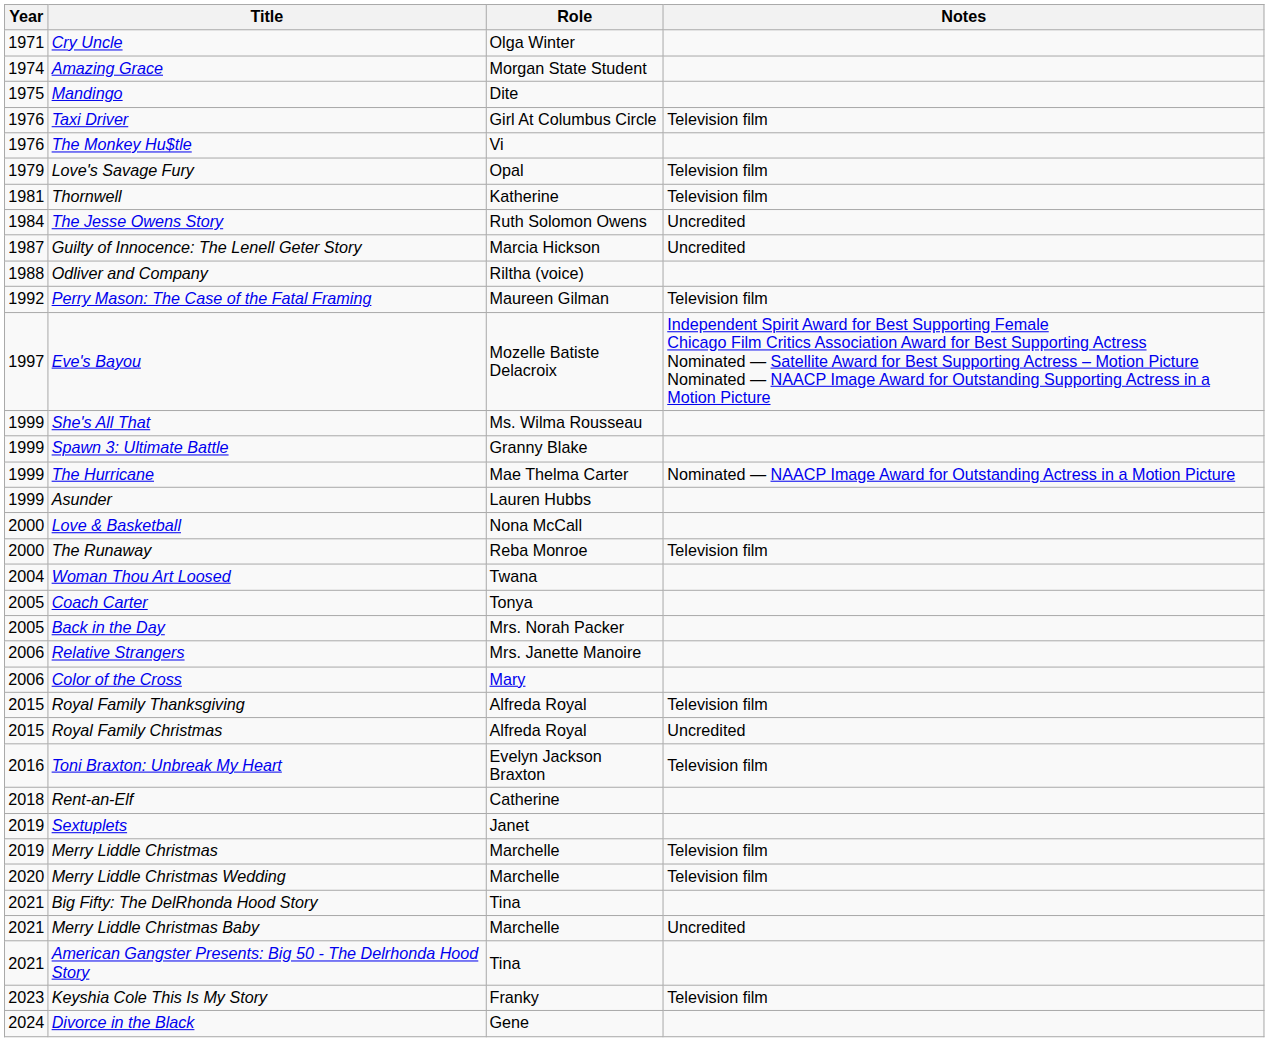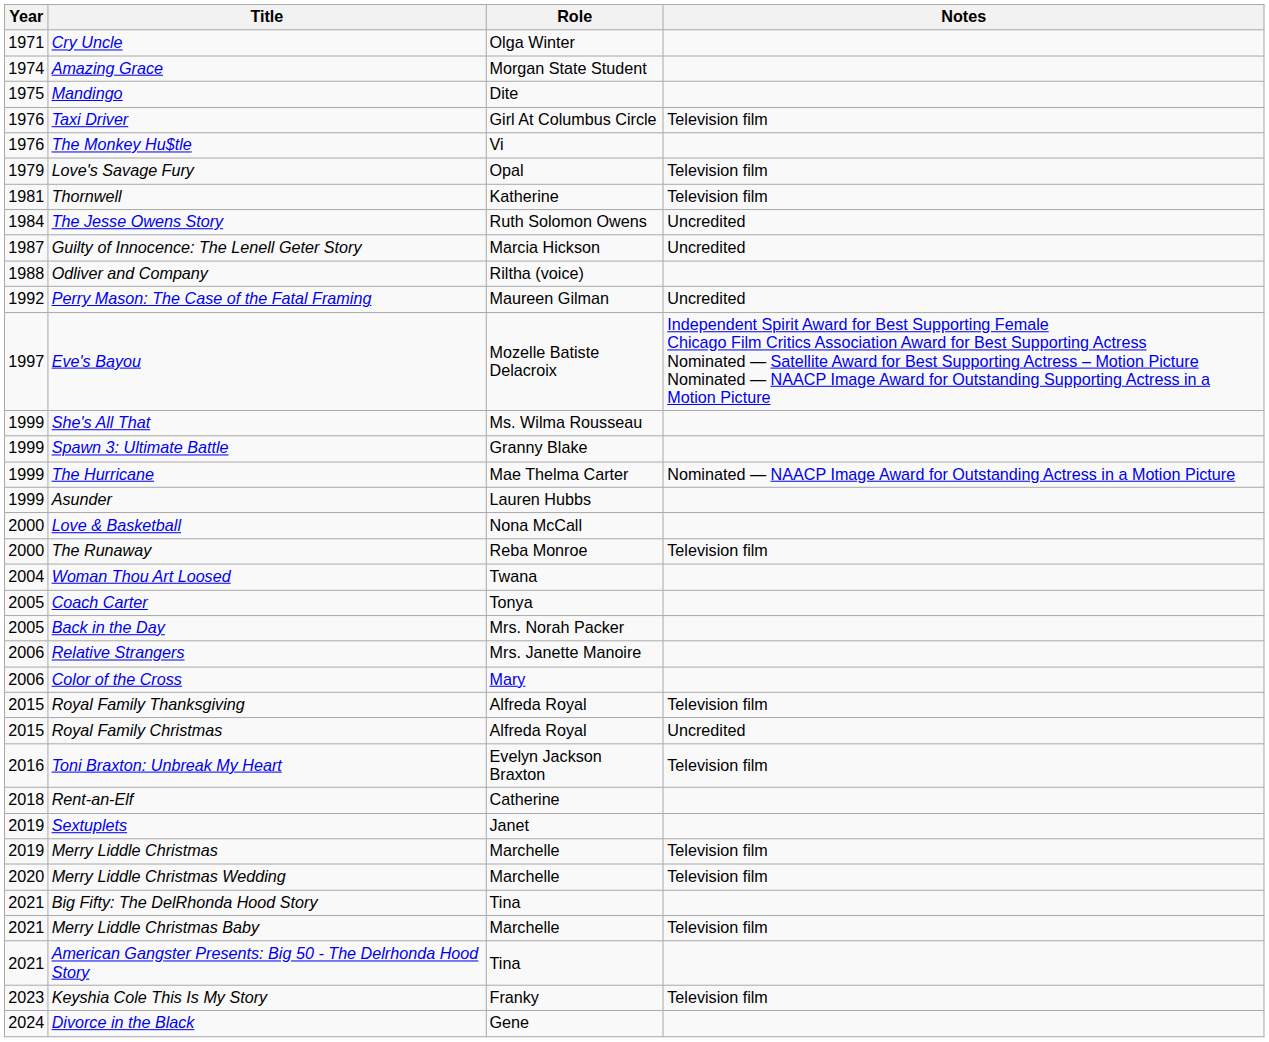(718, 299) Television film -> (706, 299) Uncredited
(706, 928) Uncredited -> (718, 928) Television film
